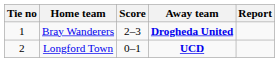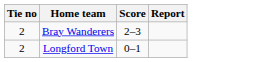- column: (192, 13)
(22, 31) 1 -> (22, 31) 2
